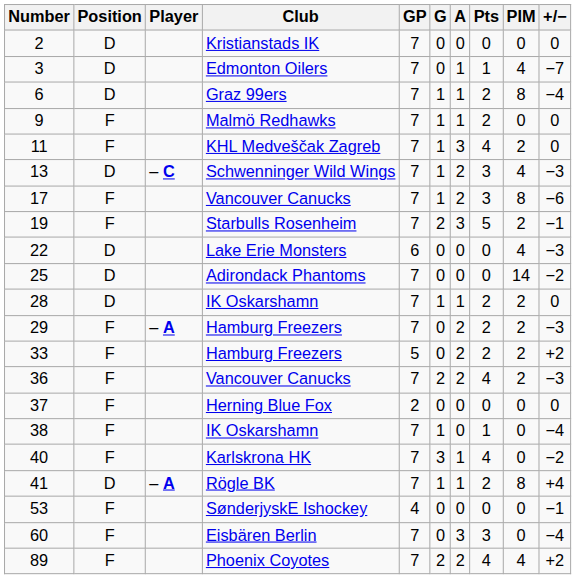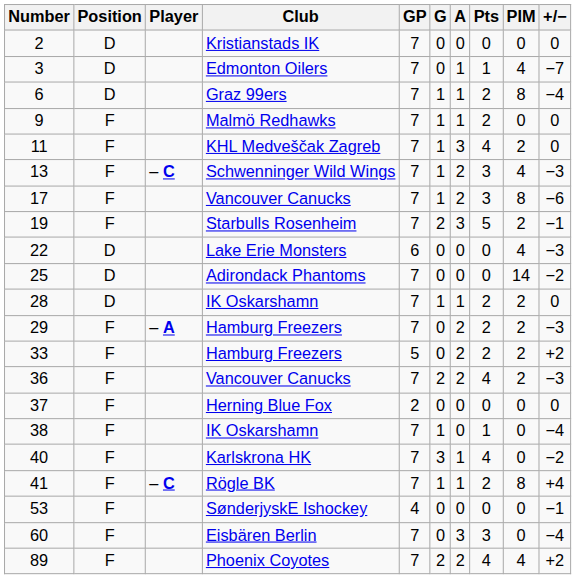(110, 172) D -> (110, 172) F
(110, 483) D -> (110, 483) F
(162, 483) – A -> (162, 483) – C
